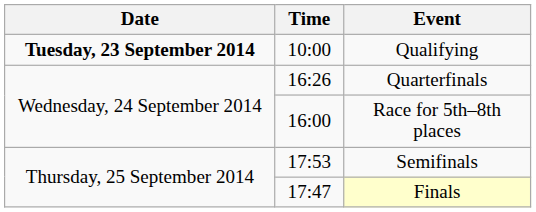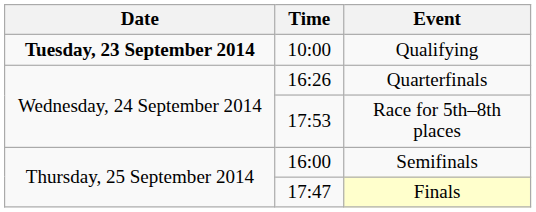(309, 120) 16:00 -> (309, 120) 17:53
(309, 161) 17:53 -> (309, 161) 16:00
